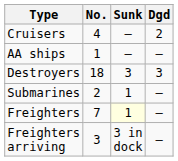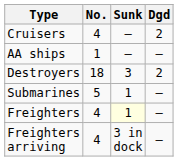(159, 73) 3 -> (159, 73) 2
(97, 93) 2 -> (97, 93) 5
(97, 113) 7 -> (97, 113) 4
(97, 140) 3 -> (97, 140) 4
